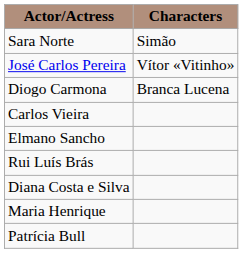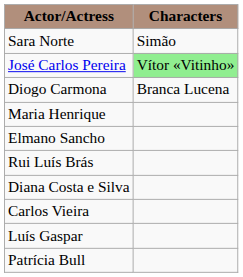(185, 65) no background -> (185, 65) lightgreen background
rows swapped: (49, 114) <-> (57, 211)
+ row: (45, 235)
